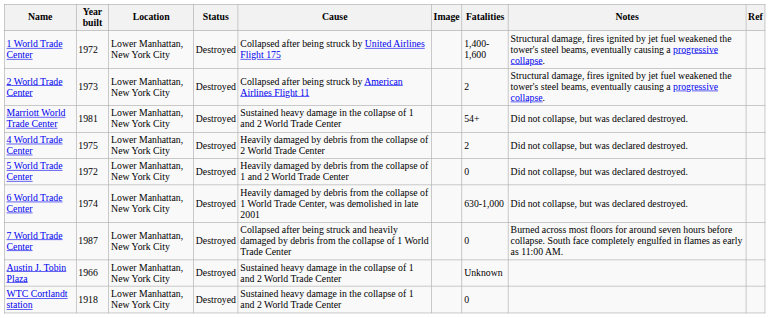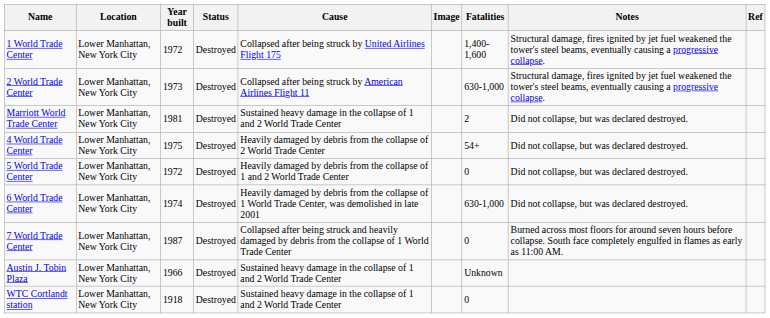columns swapped: (151, 17) <-> (92, 17)
(467, 87) 2 -> (484, 87) 630-1,000
(472, 119) 54+ -> (467, 119) 2
(467, 145) 2 -> (472, 145) 54+
